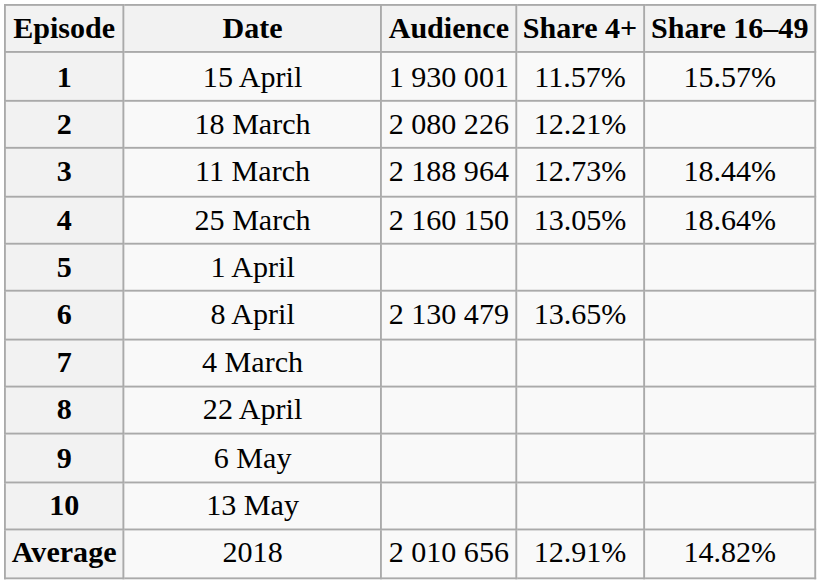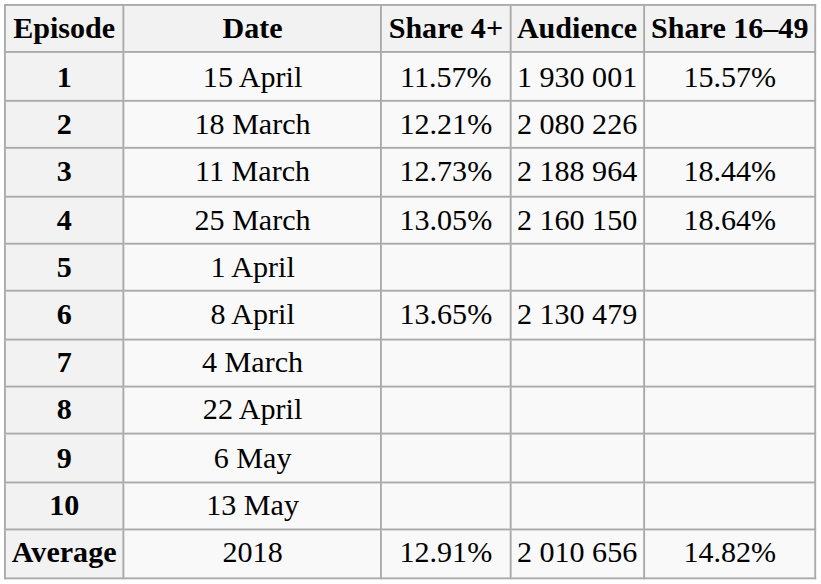columns swapped: (449, 28) <-> (580, 28)
